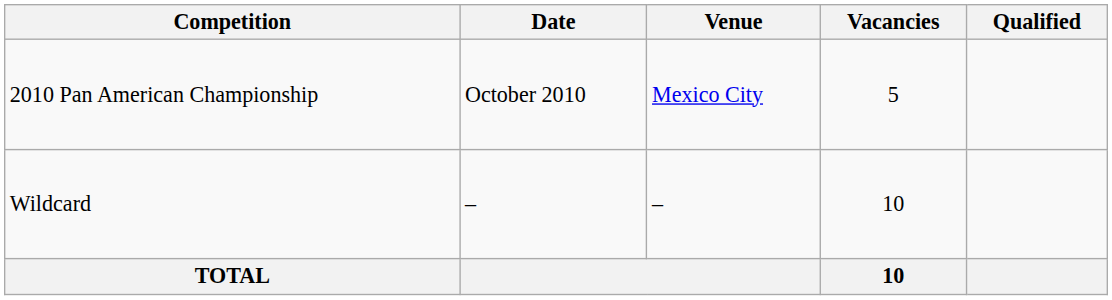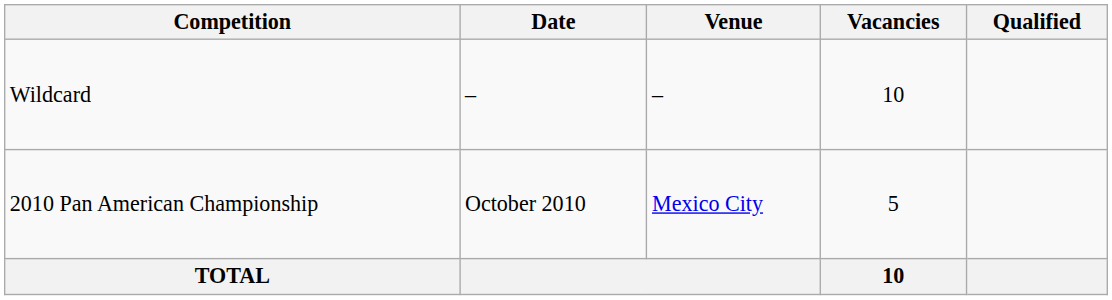rows swapped: (164, 94) <-> (50, 203)
